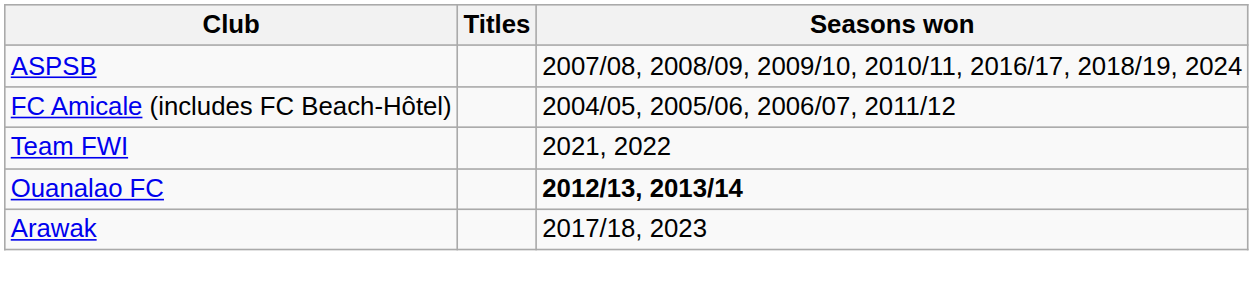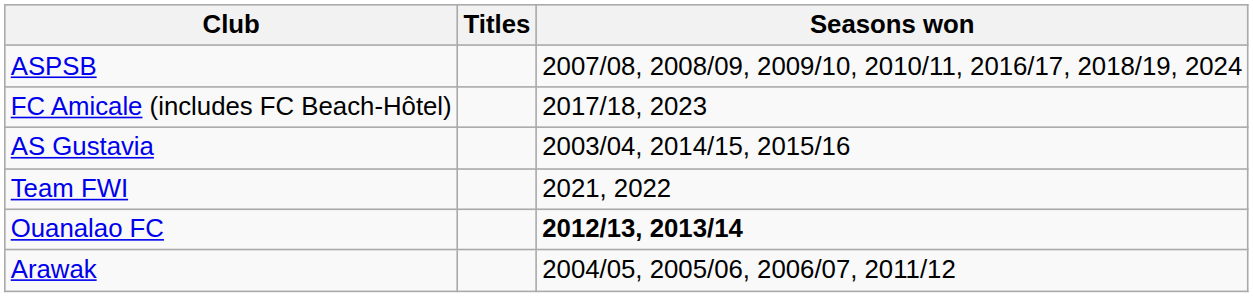(749, 106) 2004/05, 2005/06, 2006/07, 2011/12 -> (625, 106) 2017/18, 2023
+ row: (82, 147)
(625, 229) 2017/18, 2023 -> (749, 270) 2004/05, 2005/06, 2006/07, 2011/12
